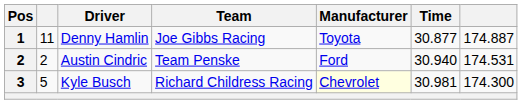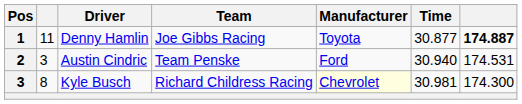(489, 38) normal -> (489, 38) bold
(44, 60) 2 -> (44, 60) 3
(44, 82) 5 -> (44, 82) 8
